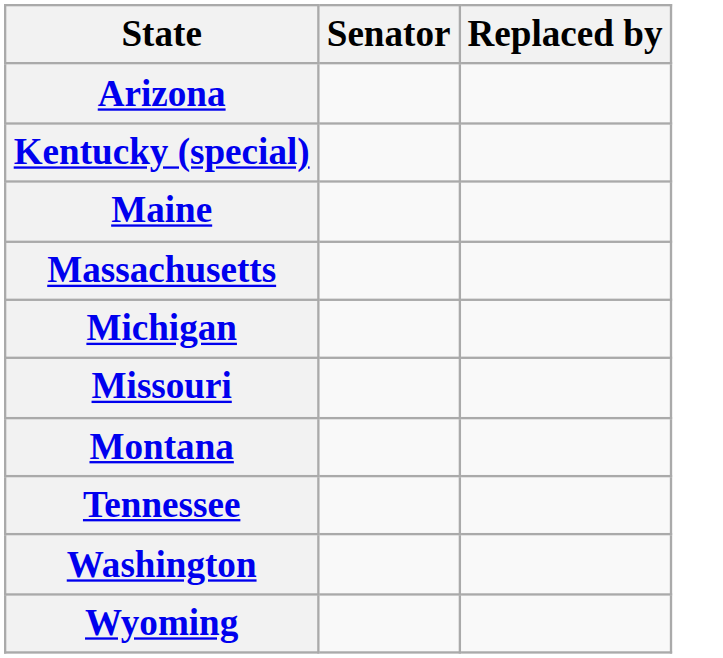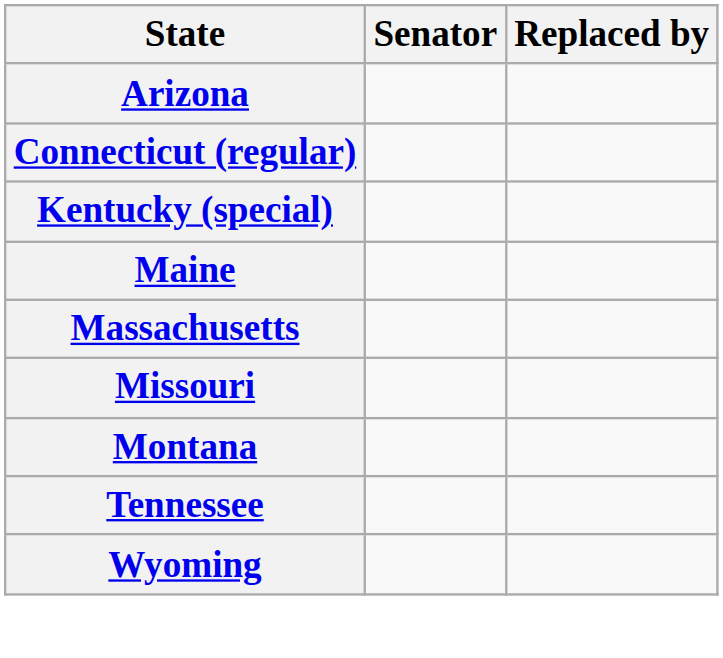+ row: (185, 151)
- row: (162, 328)
- row: (162, 563)
